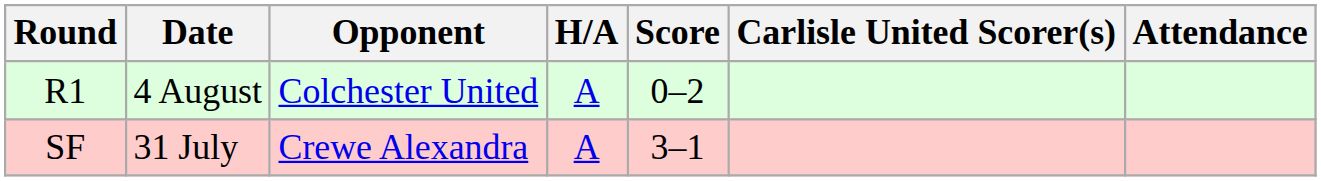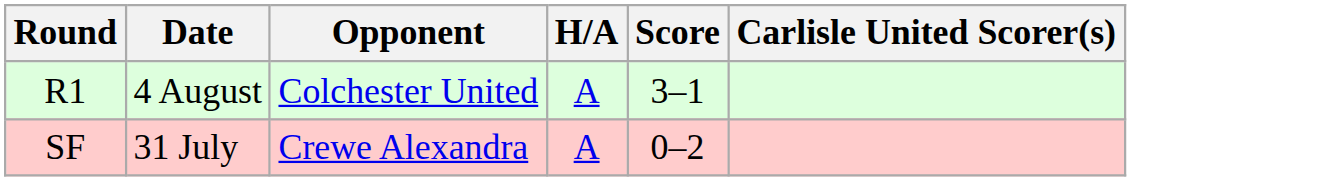- column: (1220, 32)
(677, 89) 0–2 -> (677, 89) 3–1
(677, 146) 3–1 -> (677, 146) 0–2
